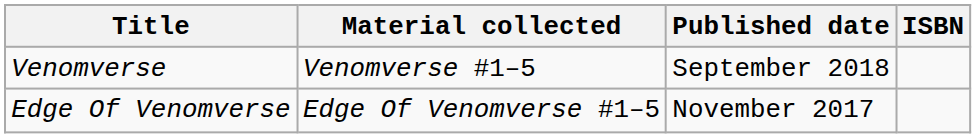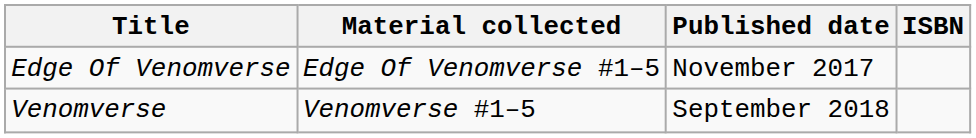rows swapped: (89, 68) <-> (151, 110)
